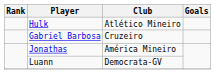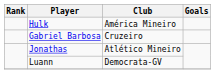(143, 24) Atlético Mineiro -> (140, 24) América Mineiro
(140, 50) América Mineiro -> (143, 50) Atlético Mineiro
